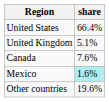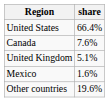rows swapped: (21, 58) <-> (39, 43)
(87, 74) paleturquoise background -> (87, 74) no background
